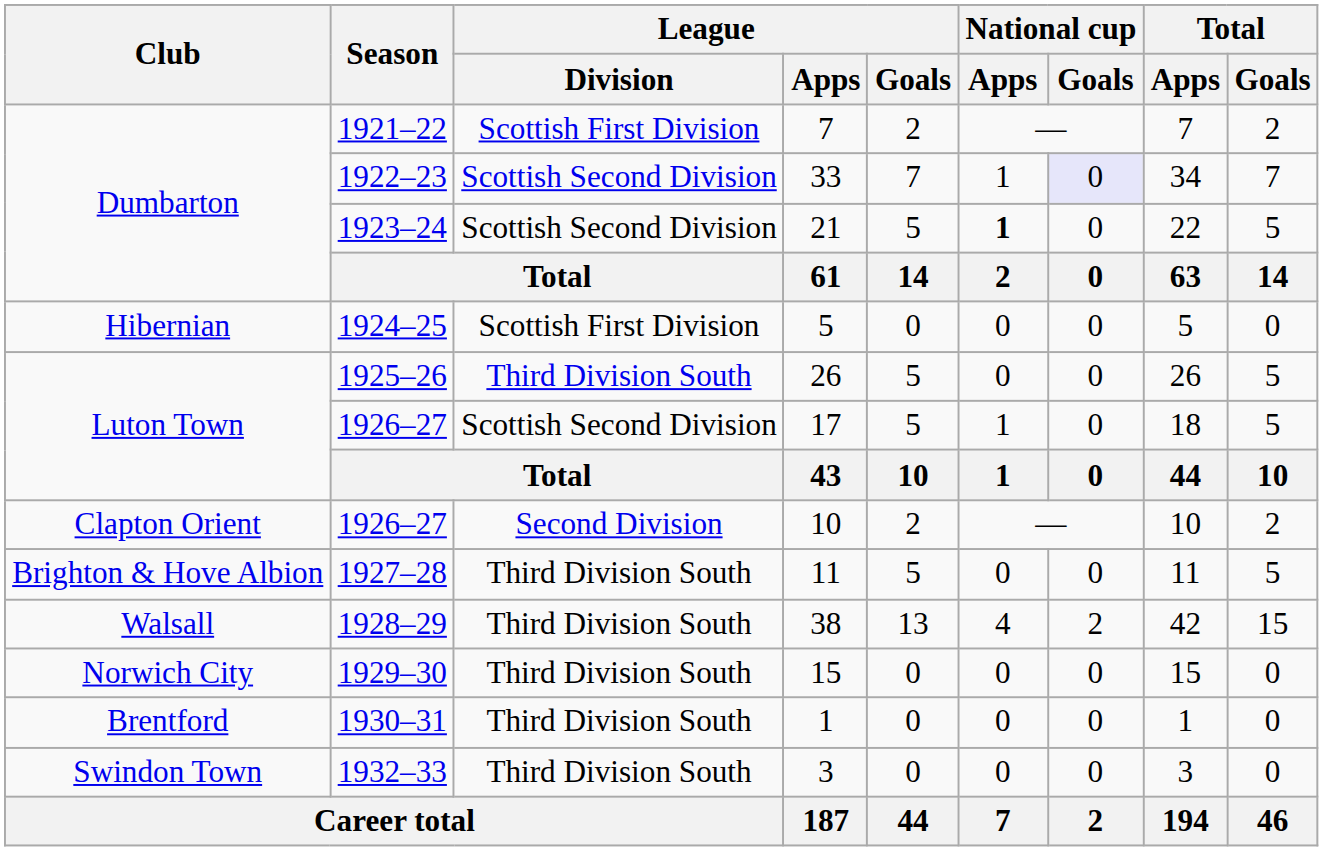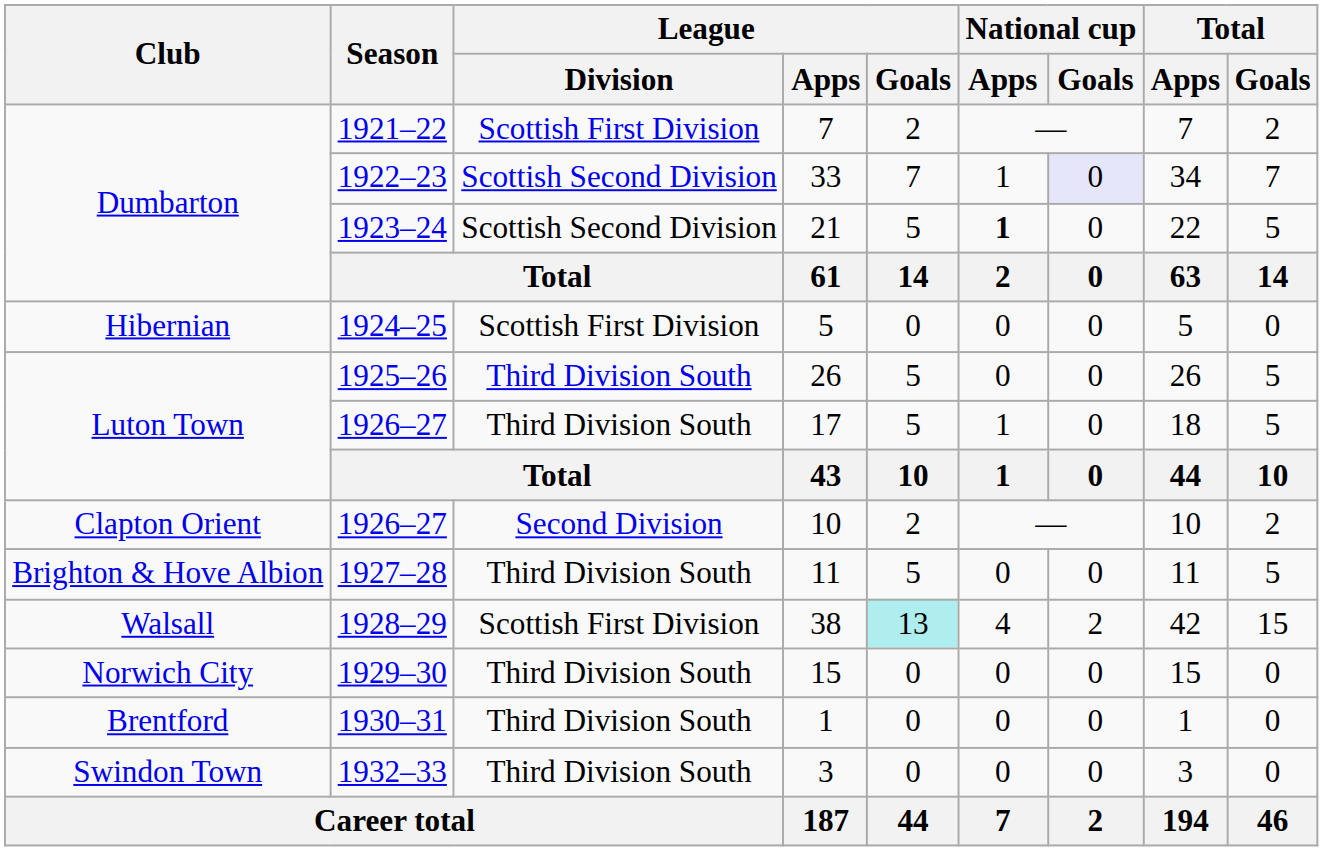(619, 425) Scottish Second Division -> (619, 425) Third Division South
(619, 623) Third Division South -> (619, 623) Scottish First Division
(913, 623) no background -> (913, 623) paleturquoise background
